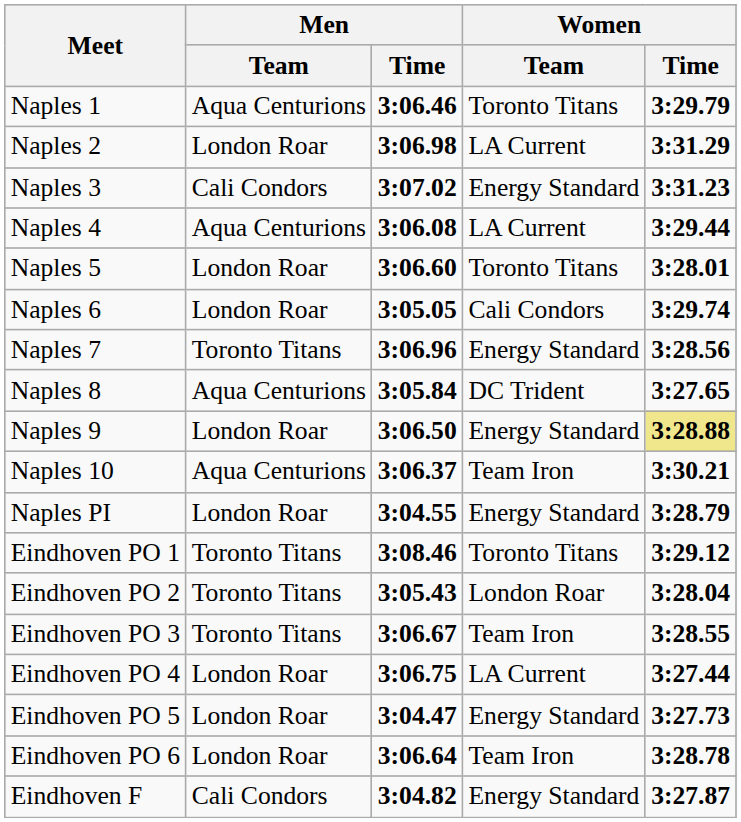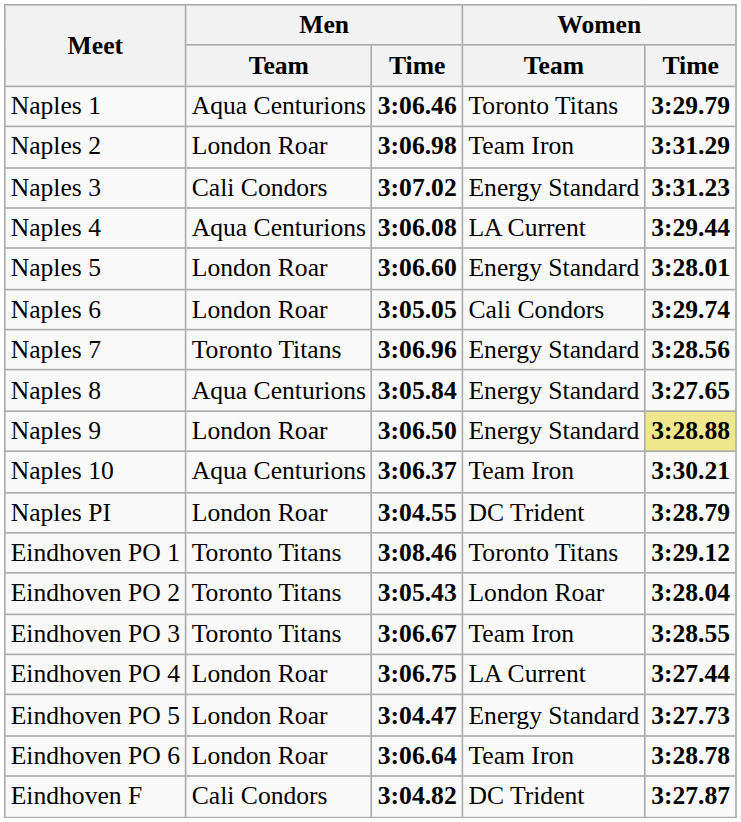(527, 146) LA Current -> (521, 146) Team Iron
(543, 268) Toronto Titans -> (554, 268) Energy Standard
(526, 390) DC Trident -> (554, 390) Energy Standard
(554, 512) Energy Standard -> (526, 512) DC Trident
(554, 796) Energy Standard -> (526, 796) DC Trident
